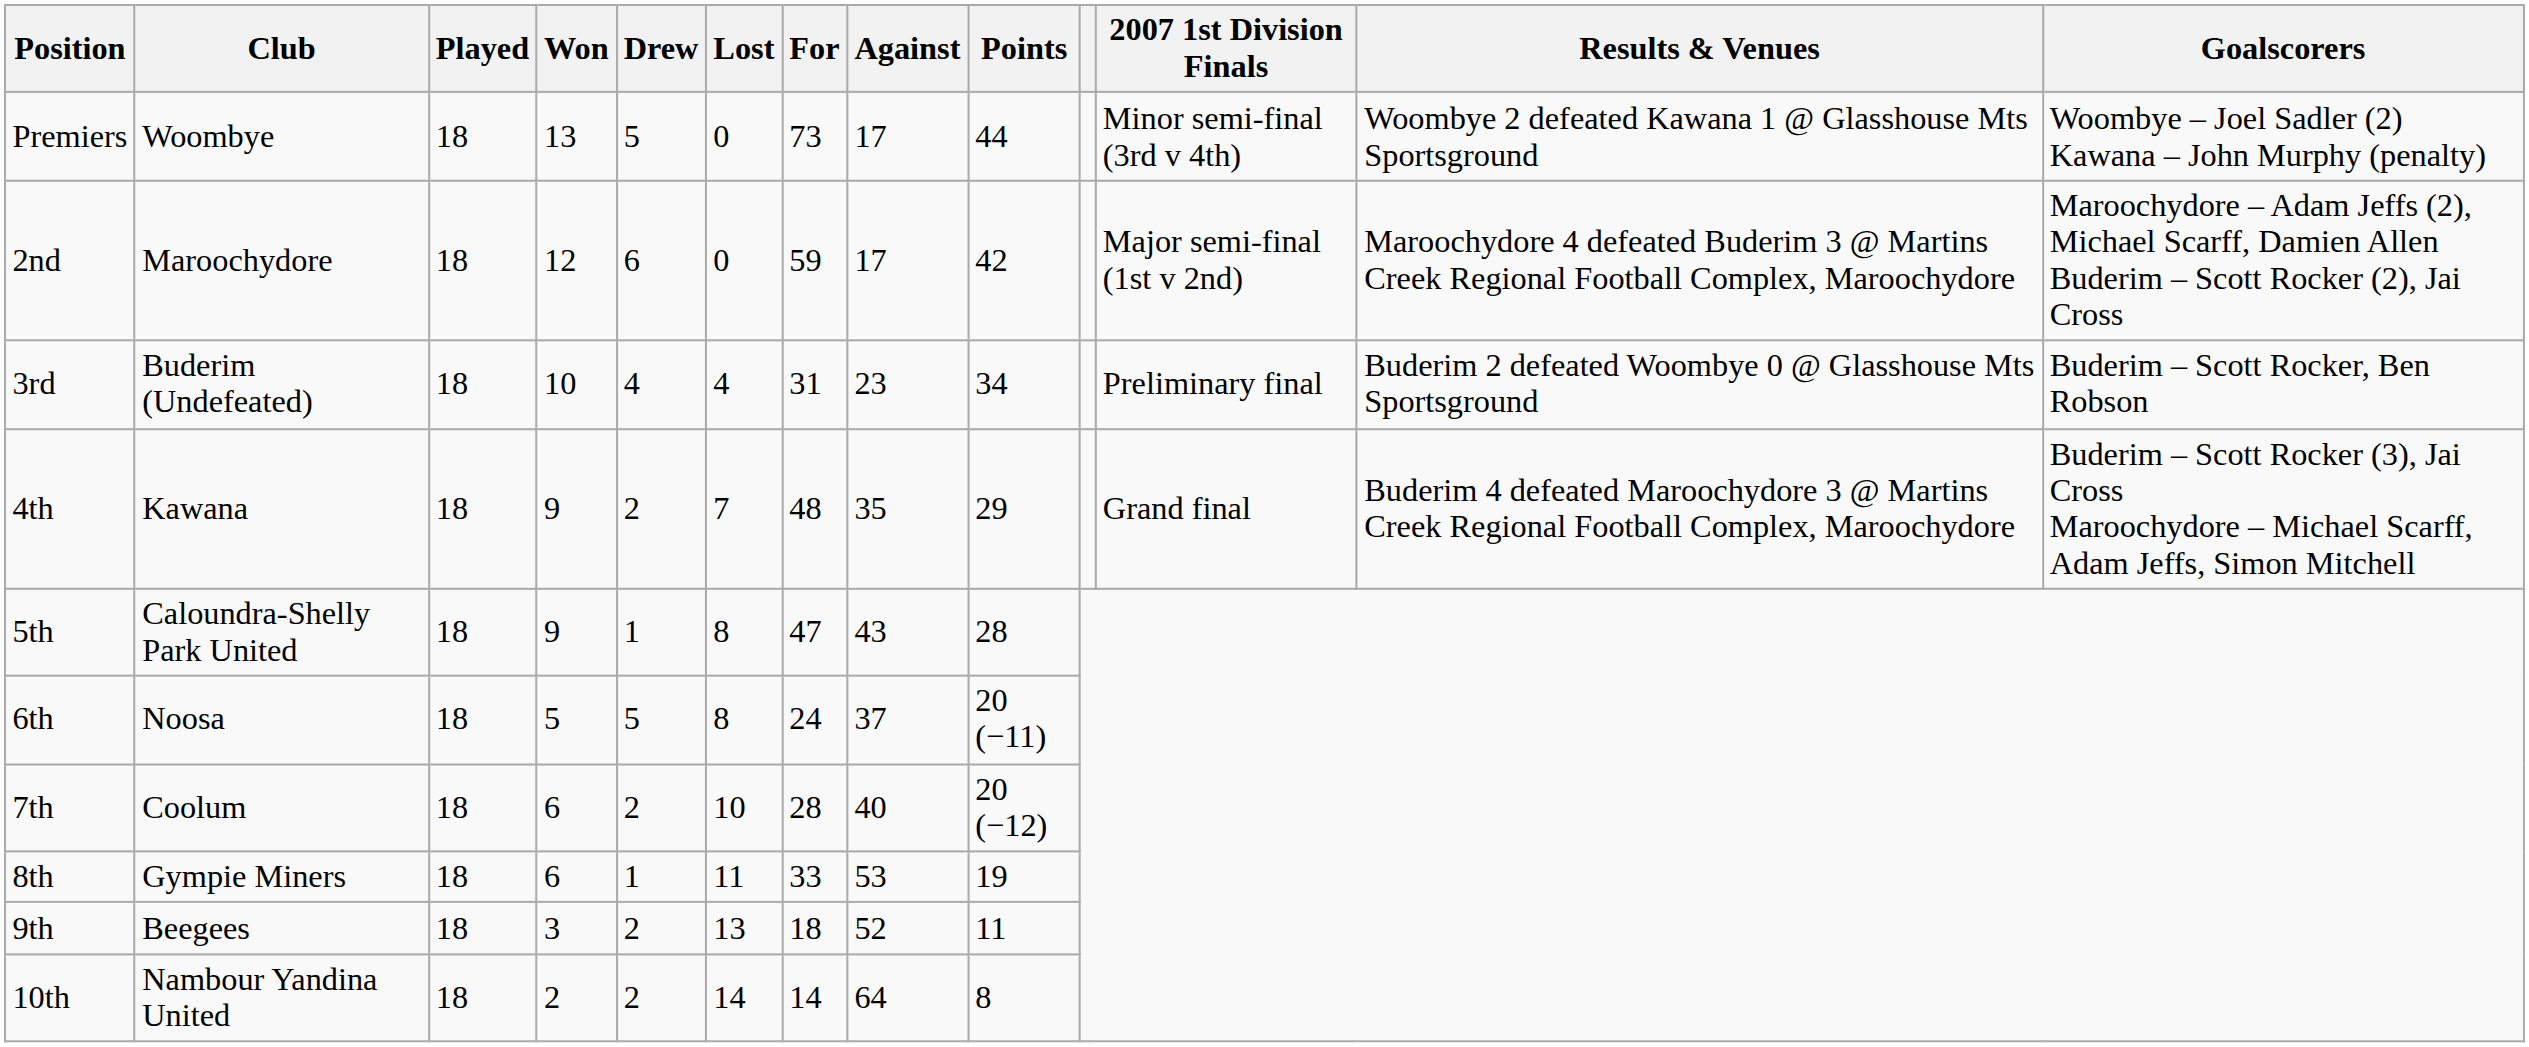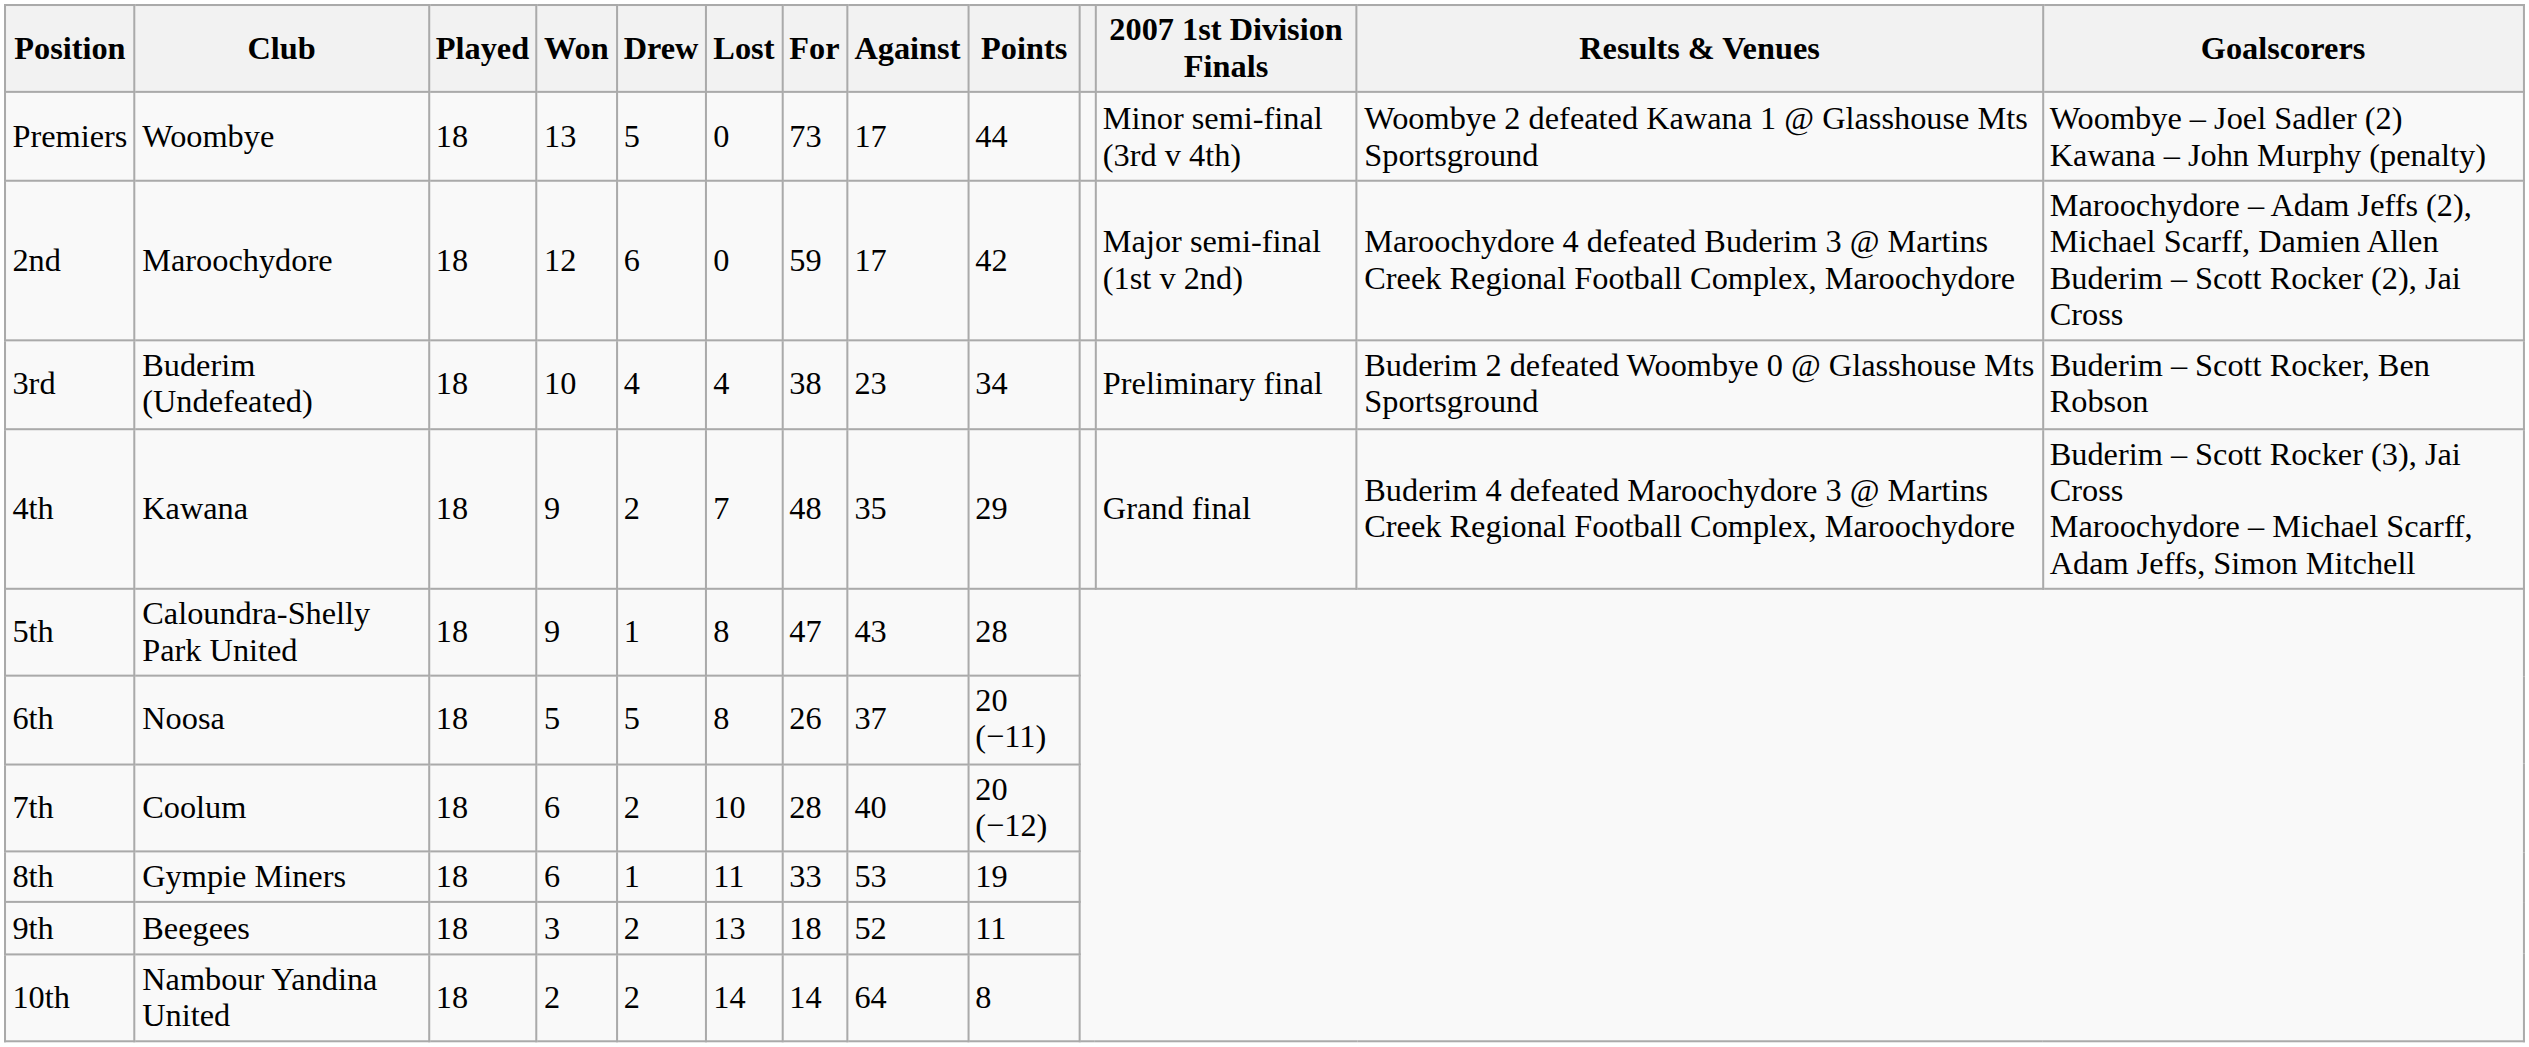(805, 383) 31 -> (805, 383) 38
(805, 719) 24 -> (805, 719) 26
